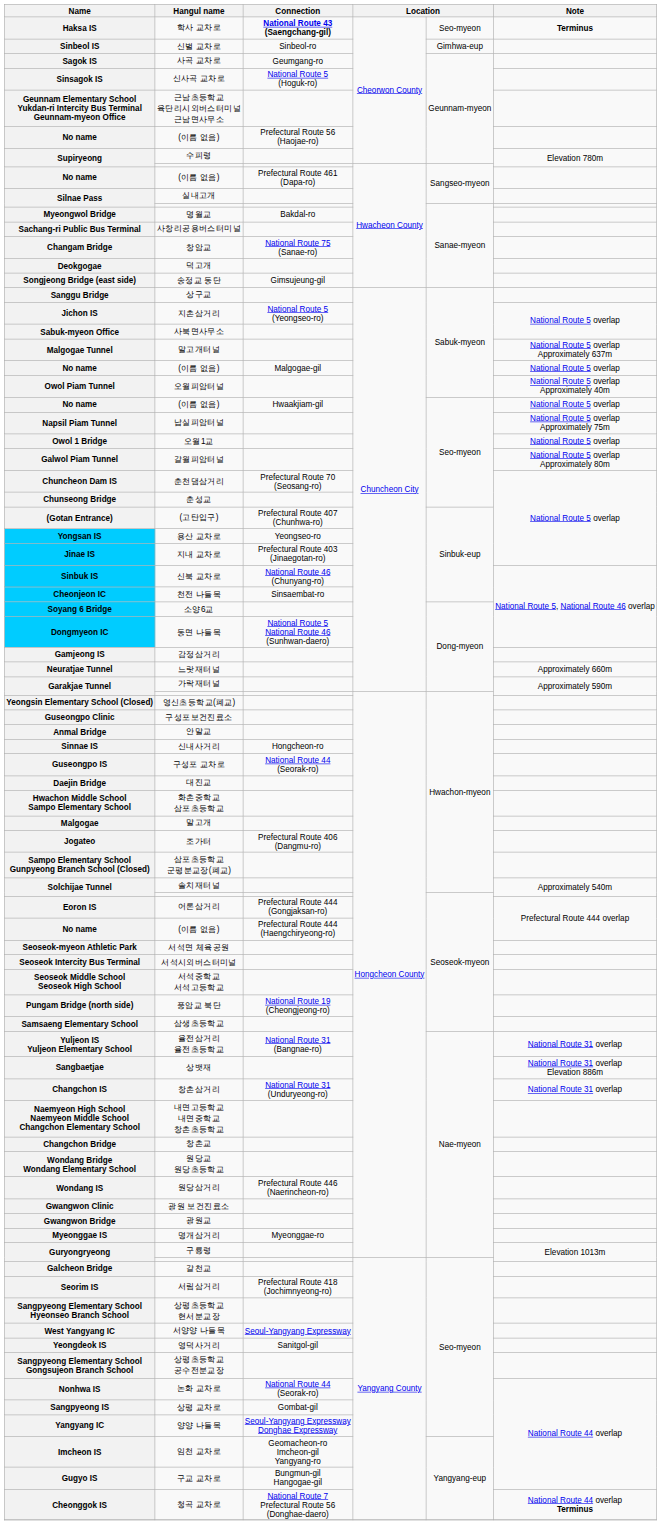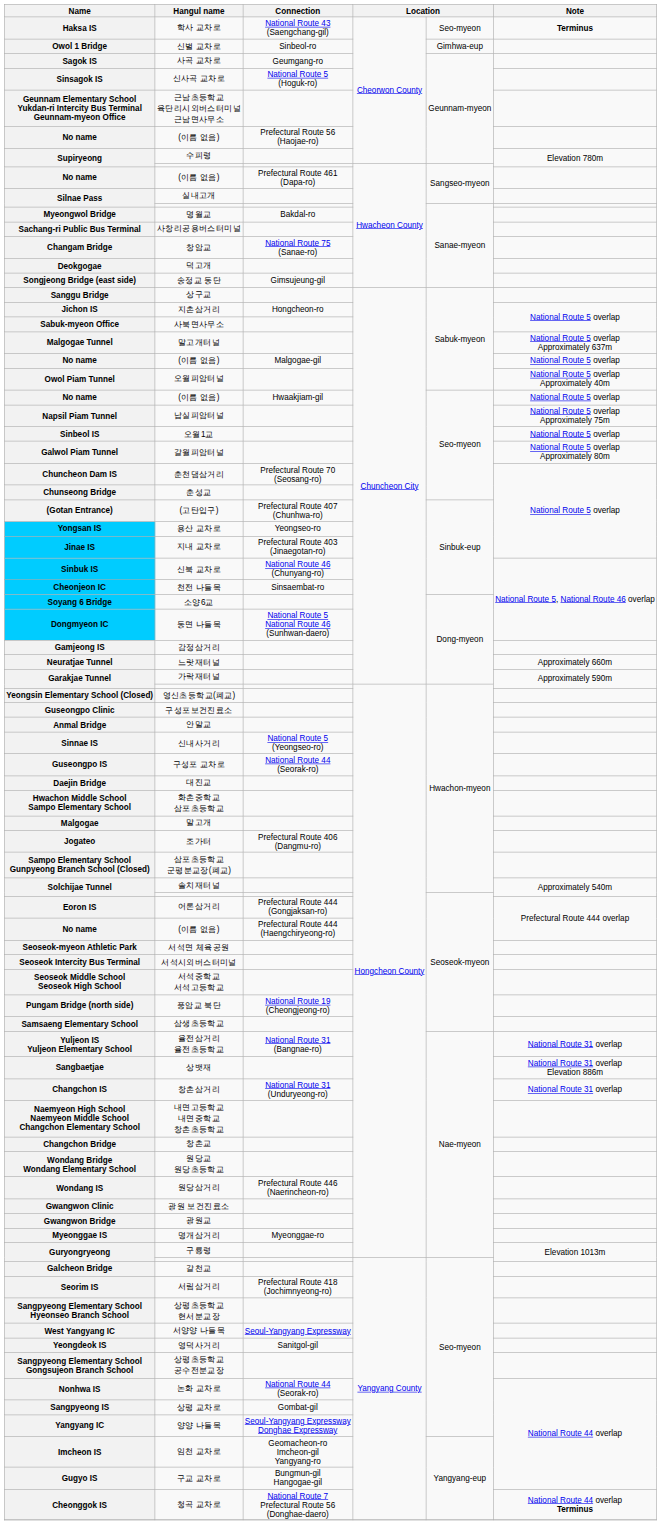(298, 28) bold -> (298, 28) normal
(80, 46) Sinbeol IS -> (80, 46) Owol 1 Bridge
(298, 313) National Route 5 (Yeongseo-ro) -> (298, 309) Hongcheon-ro
(80, 441) Owol 1 Bridge -> (80, 434) Sinbeol IS
(298, 746) Hongcheon-ro -> (298, 743) National Route 5 (Yeongseo-ro)
